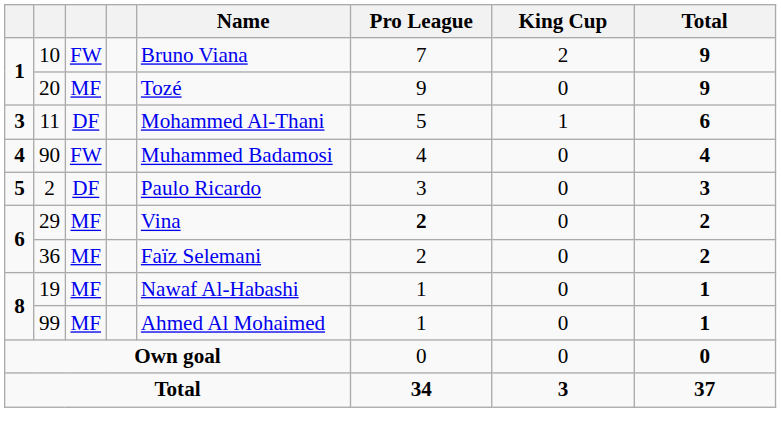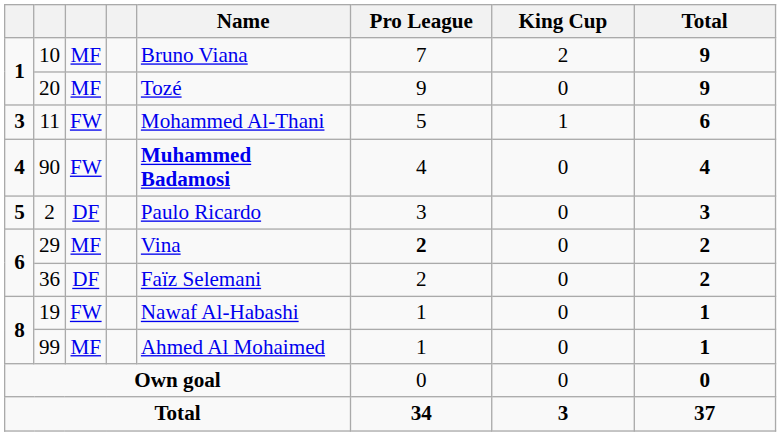(86, 54) FW -> (86, 54) MF
(86, 121) DF -> (86, 121) FW
(237, 155) normal -> (196, 167) bold
(86, 255) MF -> (86, 279) DF
(86, 289) MF -> (86, 312) FW
